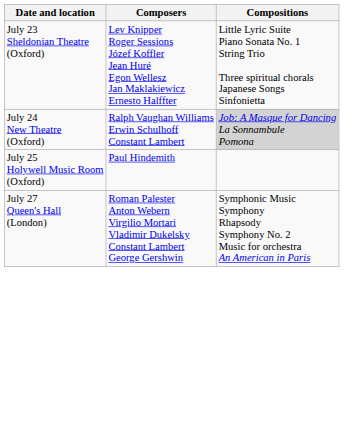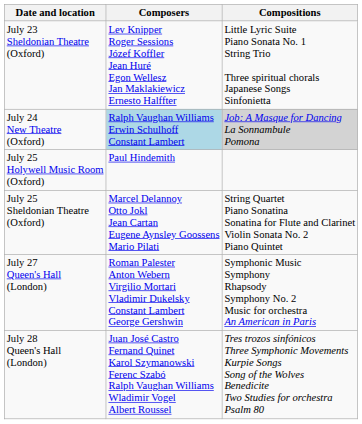(161, 129) no background -> (161, 129) lightblue background
+ row: (48, 210)
+ row: (34, 350)
